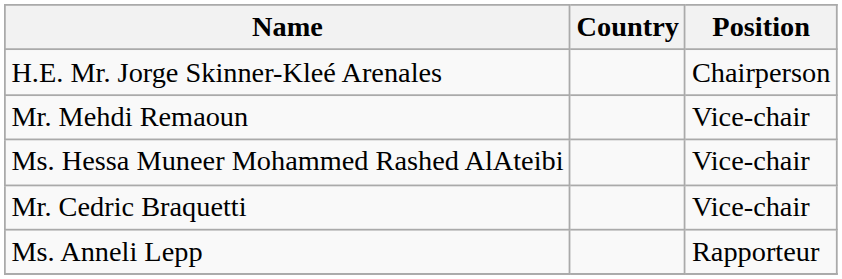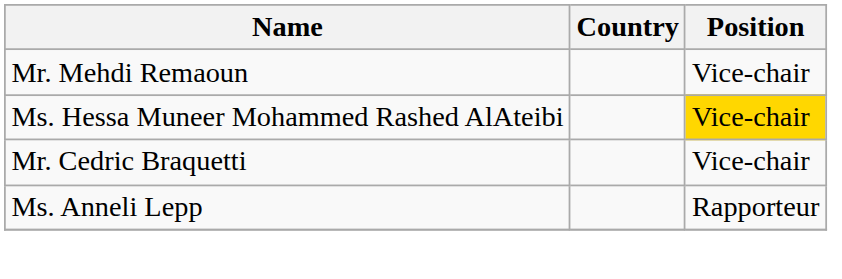- row: (227, 71)
(751, 161) no background -> (751, 116) gold background
